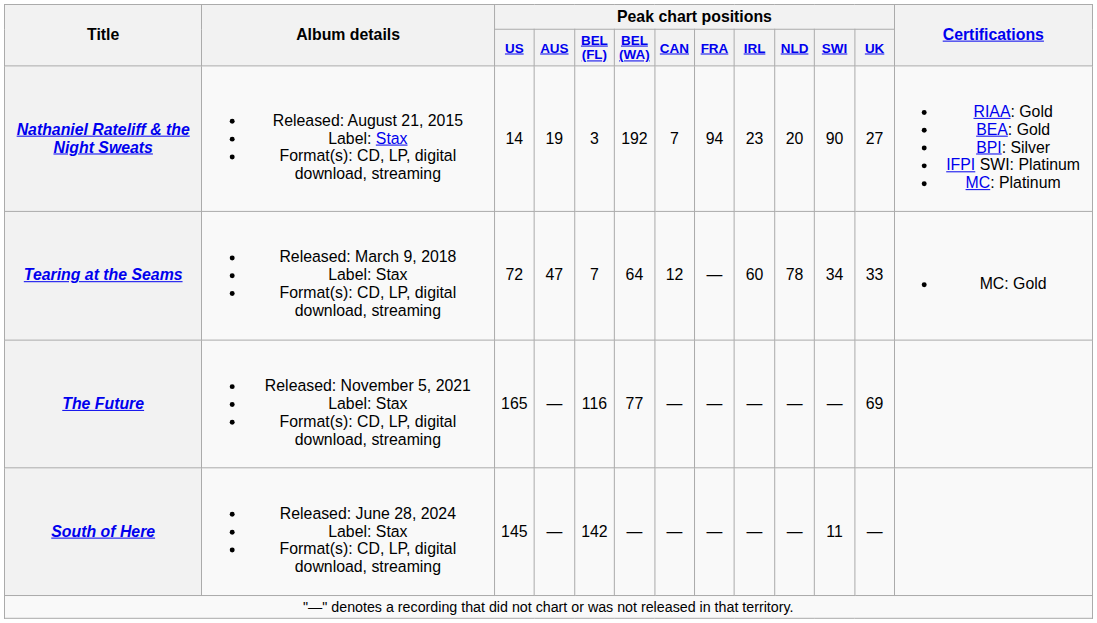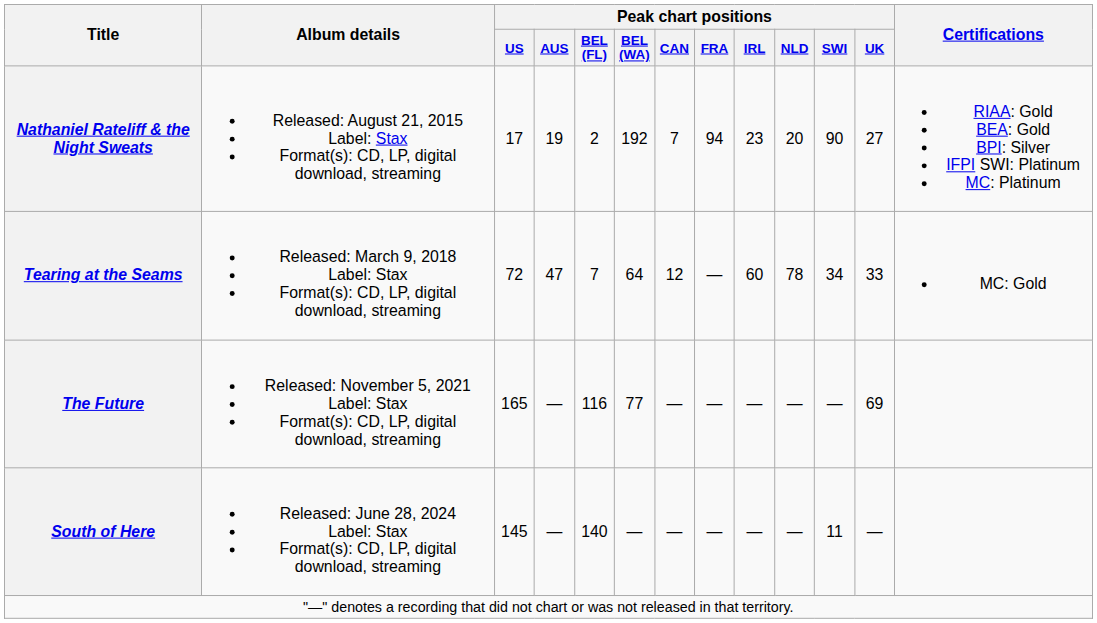(514, 138) 14 -> (514, 138) 17
(594, 138) 3 -> (594, 138) 2
(594, 531) 142 -> (594, 531) 140
